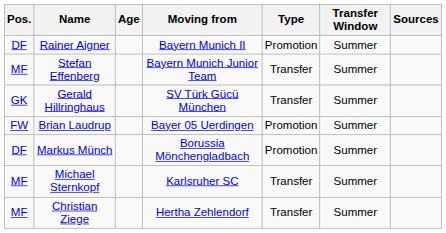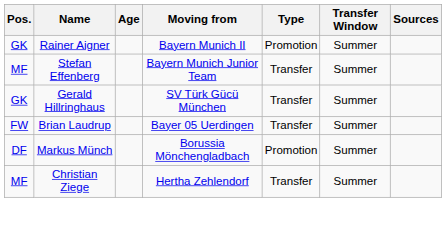(19, 44) DF -> (19, 44) GK
(291, 125) Promotion -> (291, 125) Transfer
- row: (75, 181)
